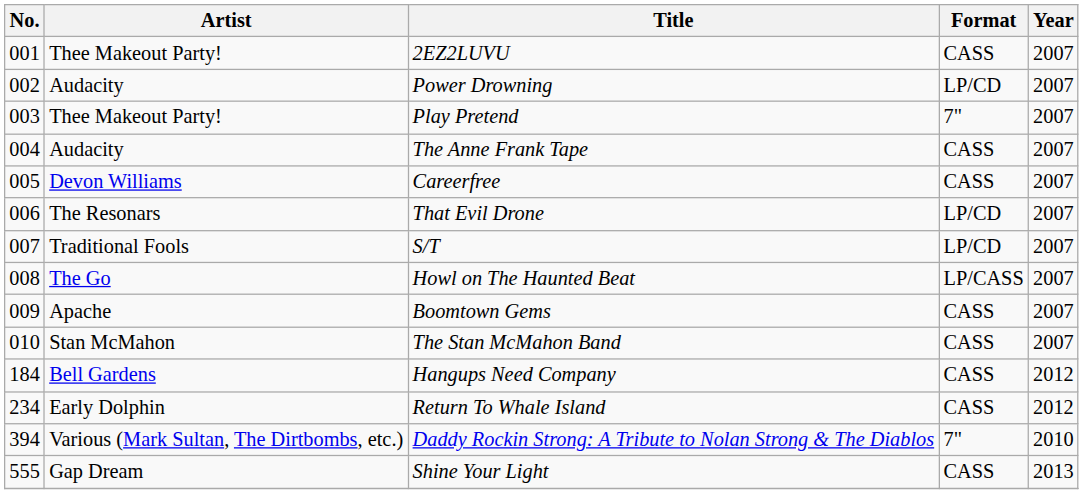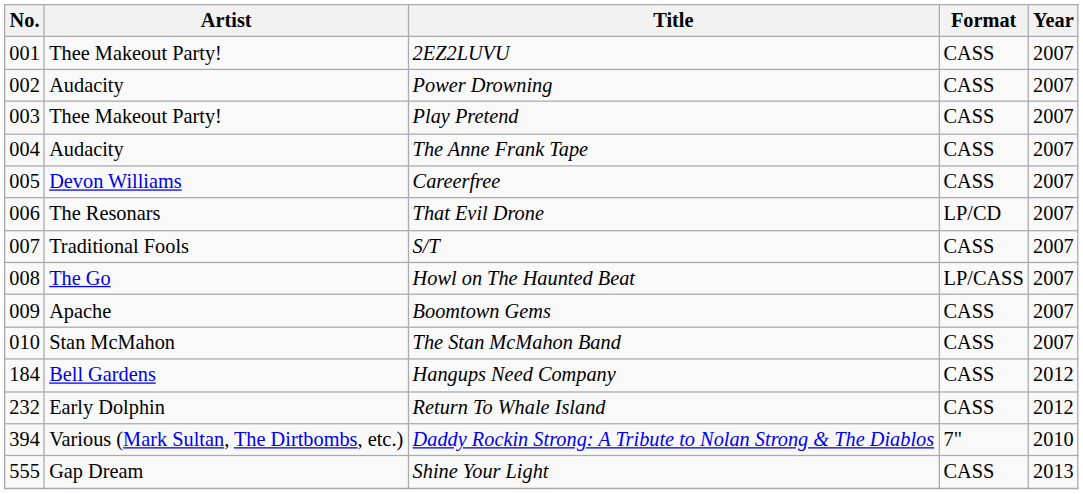(972, 85) LP/CD -> (969, 85) CASS
(953, 117) 7" -> (969, 117) CASS
(972, 246) LP/CD -> (969, 246) CASS
(25, 407) 234 -> (25, 407) 232
